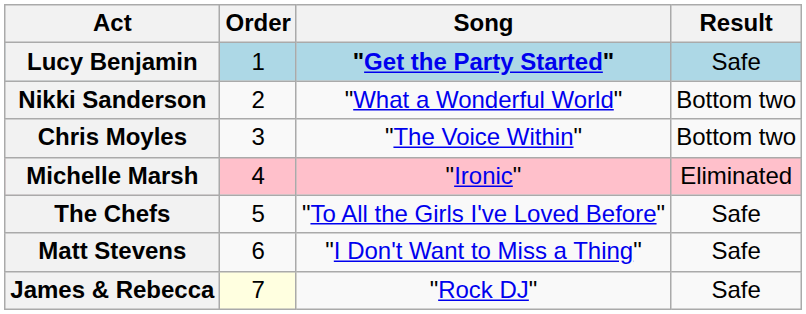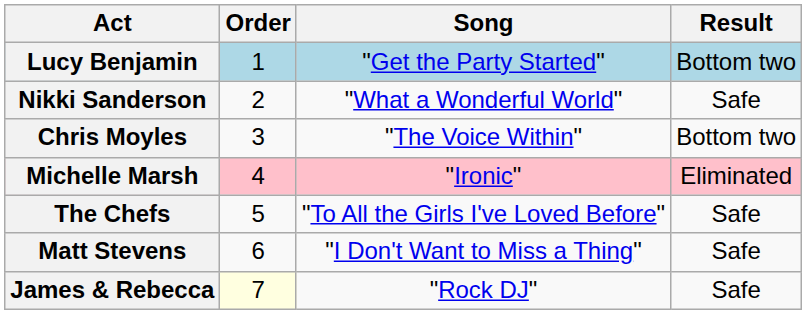(483, 61) bold -> (483, 61) normal
(736, 61) Safe -> (736, 61) Bottom two
(736, 99) Bottom two -> (736, 99) Safe
